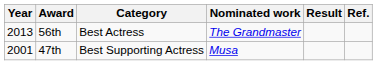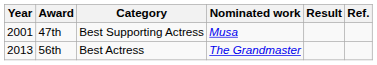rows swapped: (50, 50) <-> (50, 32)
